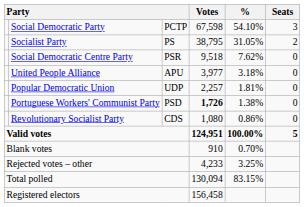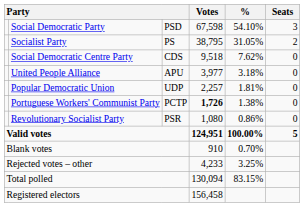(176, 27) PCTP -> (173, 27) PSD
(173, 57) PSR -> (173, 57) CDS
(173, 103) PSD -> (176, 103) PCTP
(173, 118) CDS -> (173, 118) PSR
